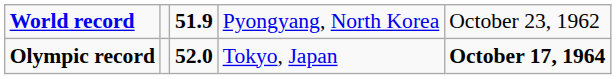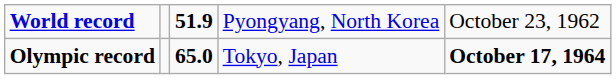(194, 55) 52.0 -> (194, 55) 65.0
